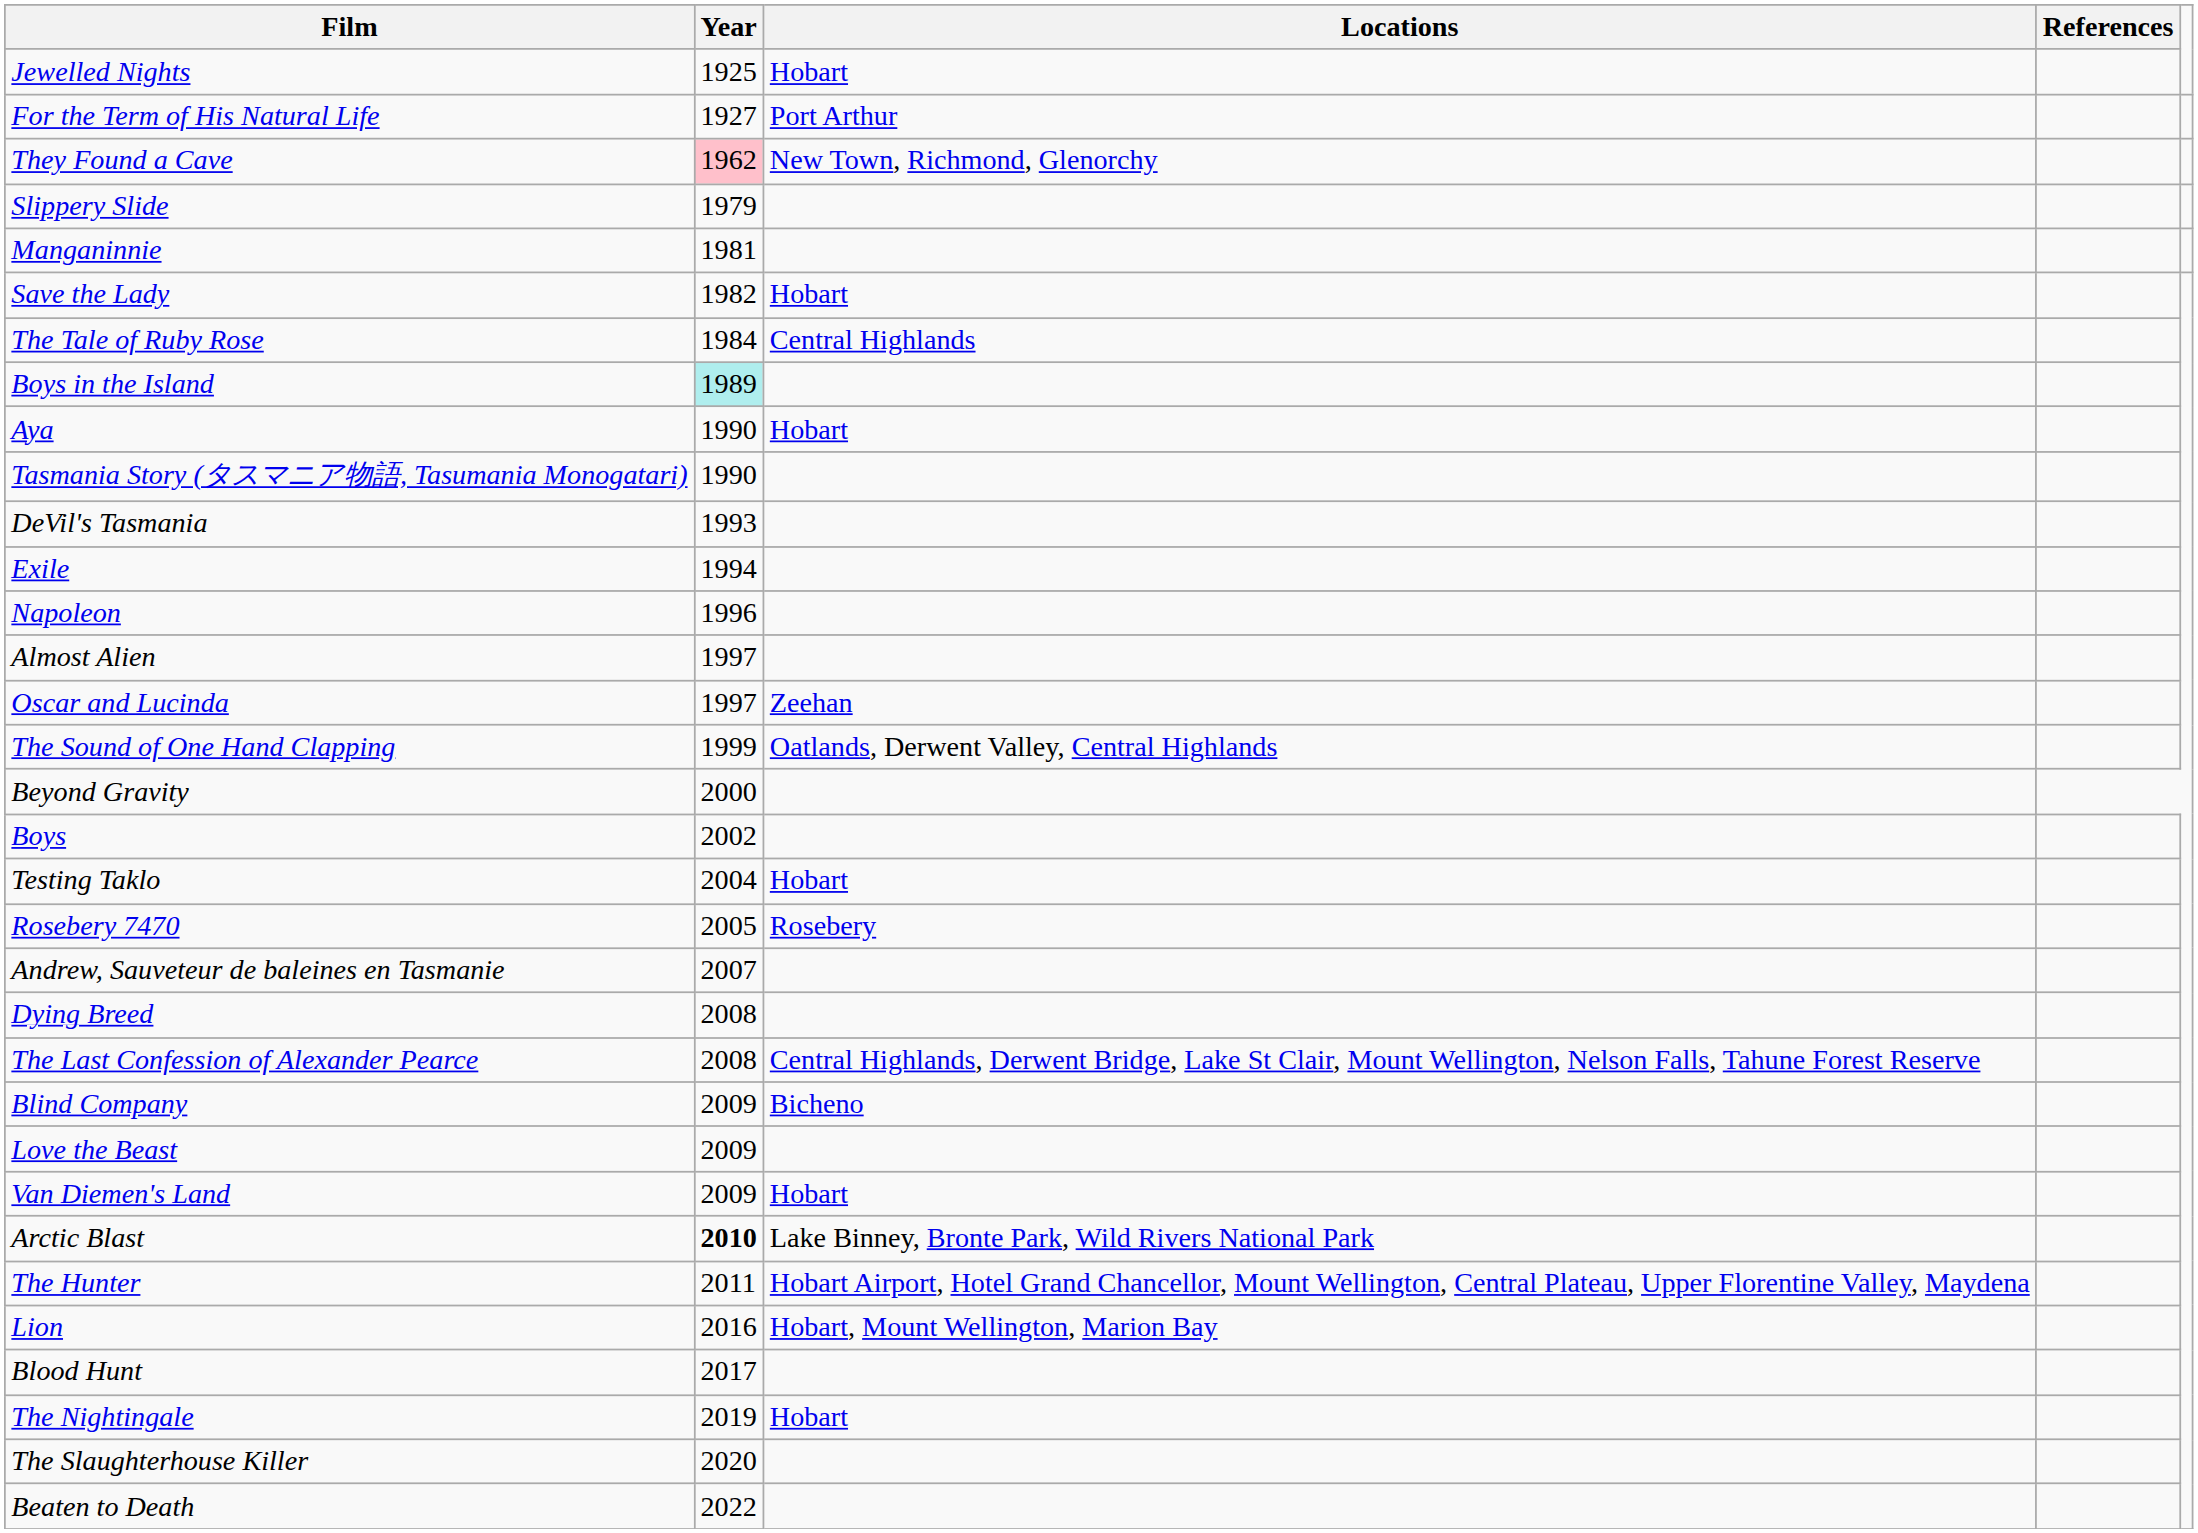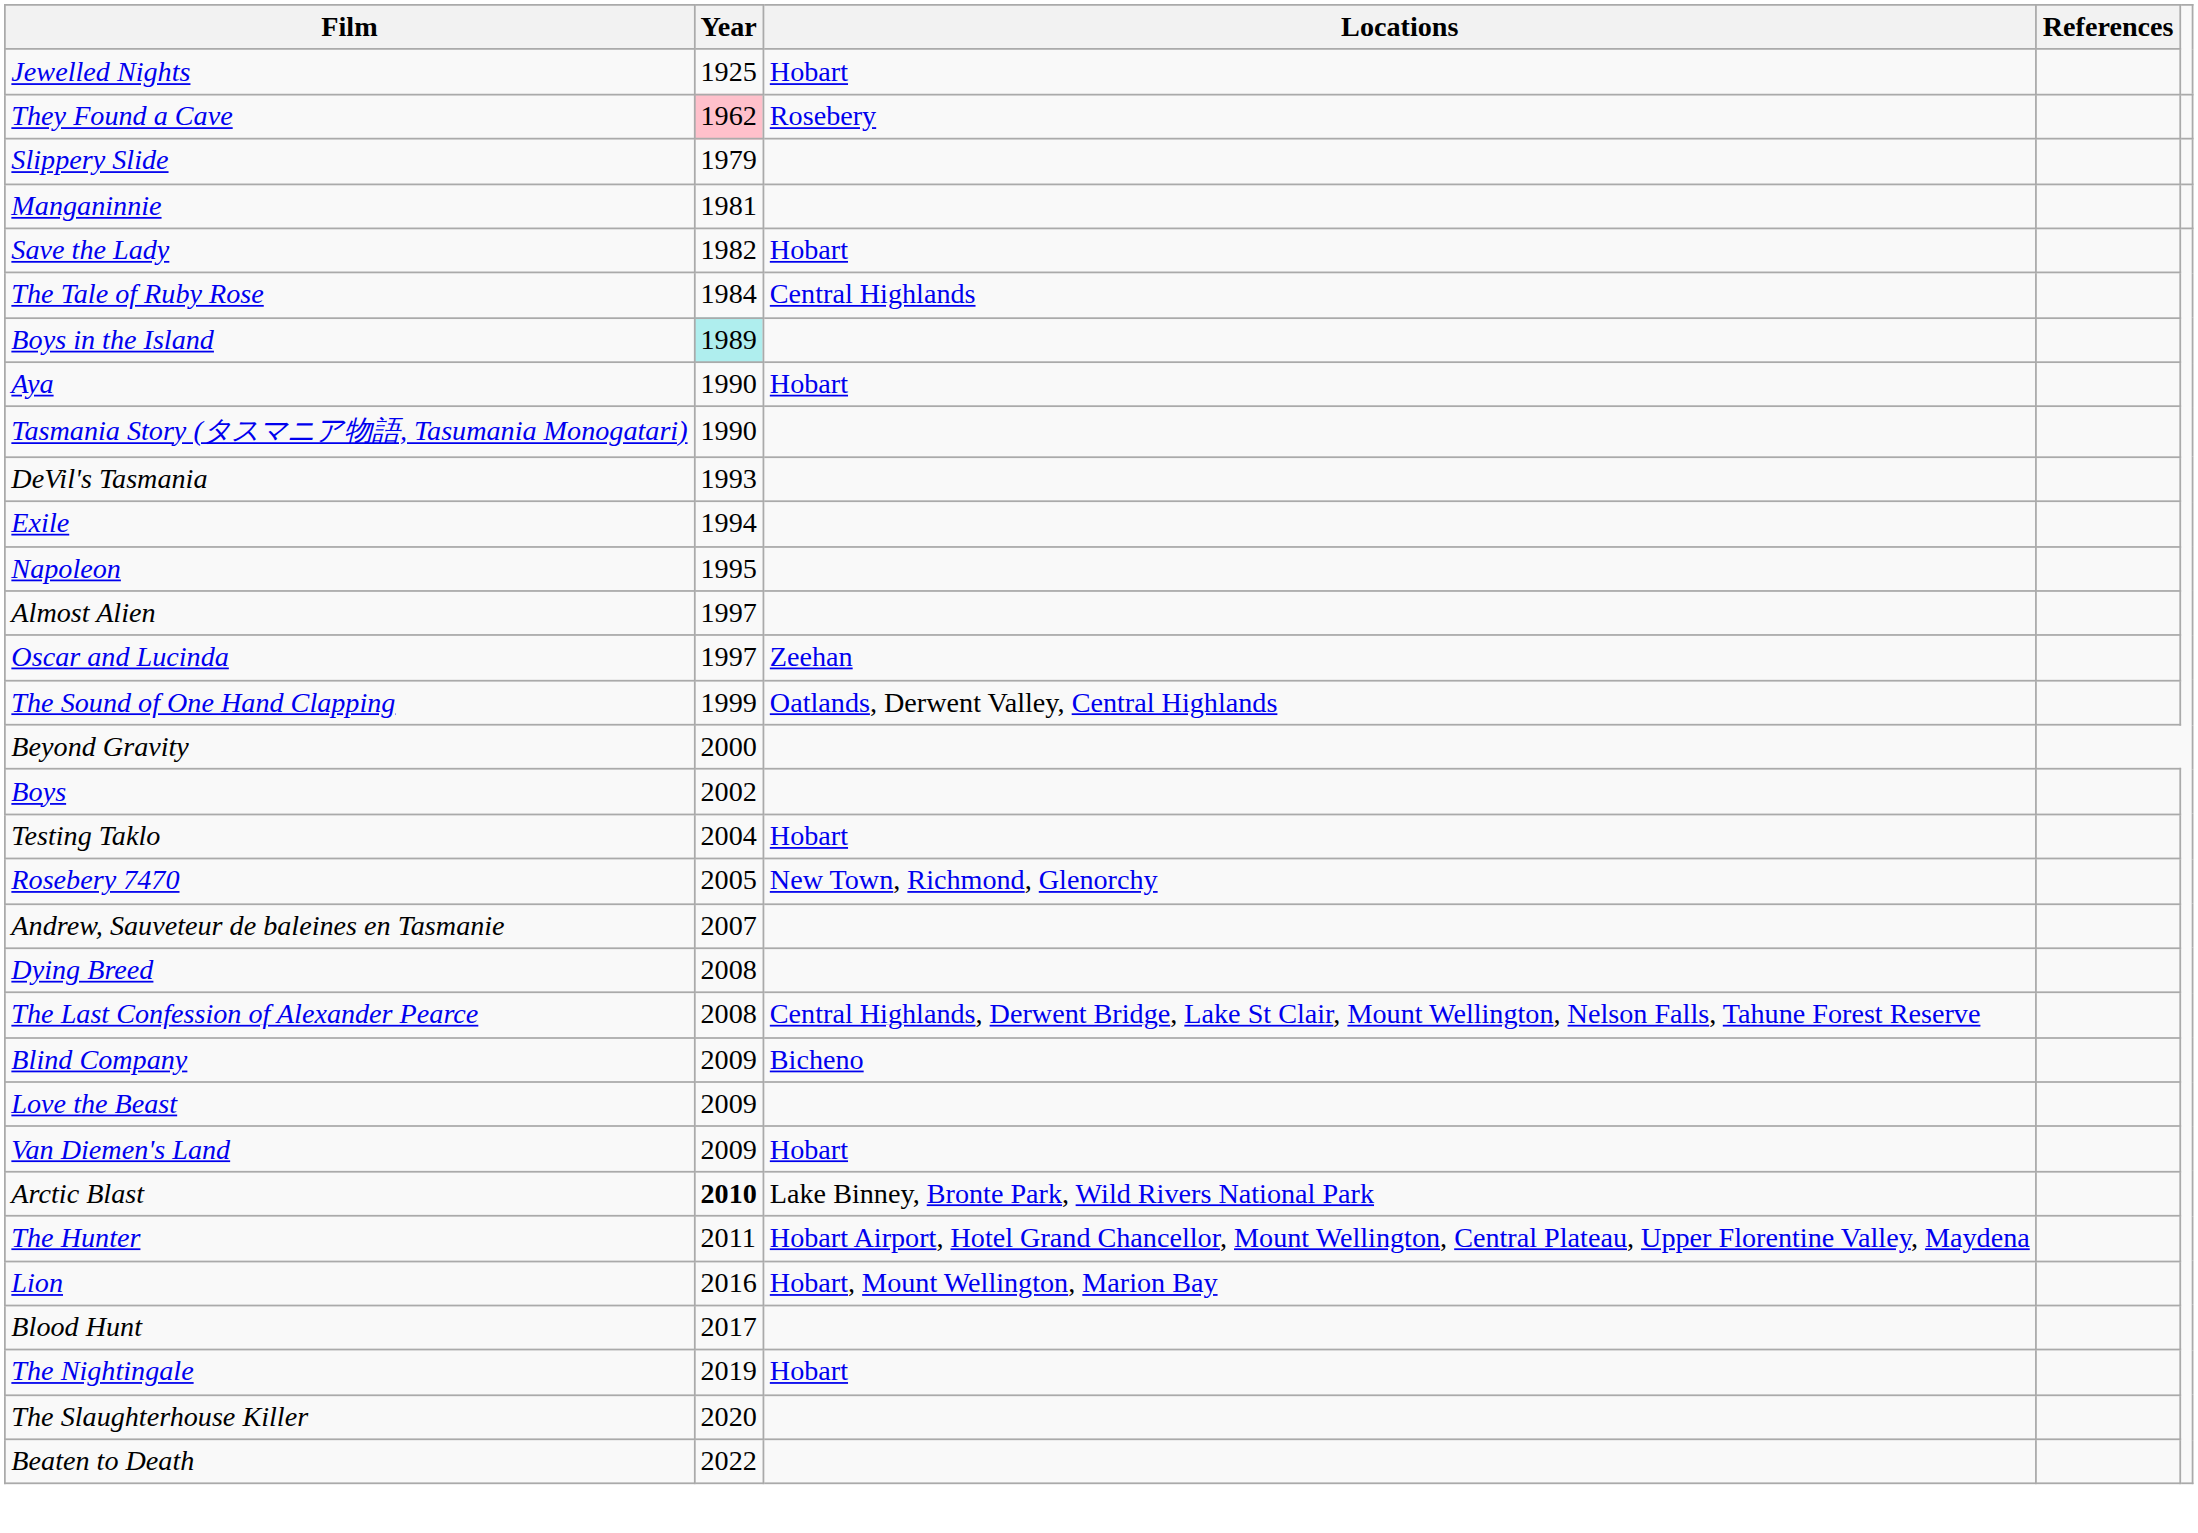- row: (195, 116)
(964, 160) New Town, Richmond, Glenorchy -> (823, 116) Rosebery
(729, 612) 1996 -> (729, 568) 1995
(823, 925) Rosebery -> (964, 880) New Town, Richmond, Glenorchy
